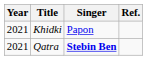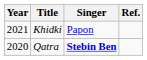(18, 47) 2021 -> (18, 47) 2020
